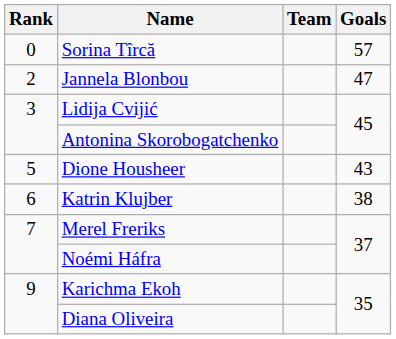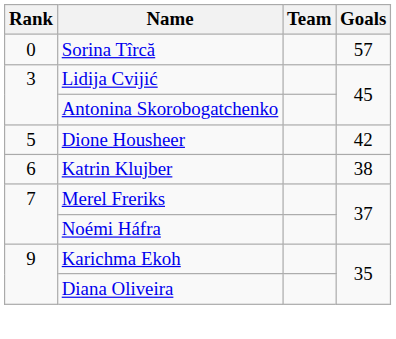- row: (125, 79)
(363, 169) 43 -> (363, 139) 42
